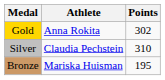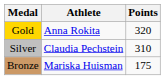(143, 30) 302 -> (143, 30) 320
(143, 65) 195 -> (143, 65) 175
